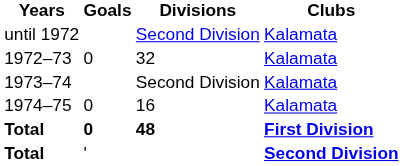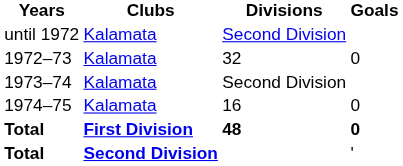columns swapped: (331, 10) <-> (108, 10)
